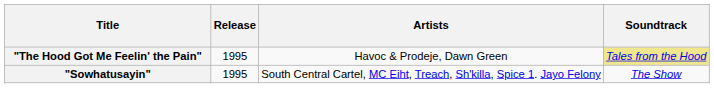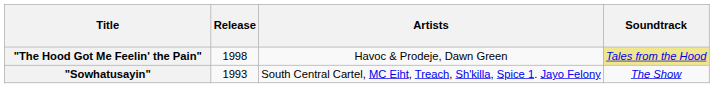(235, 56) 1995 -> (235, 56) 1998
(235, 74) 1995 -> (235, 74) 1993
